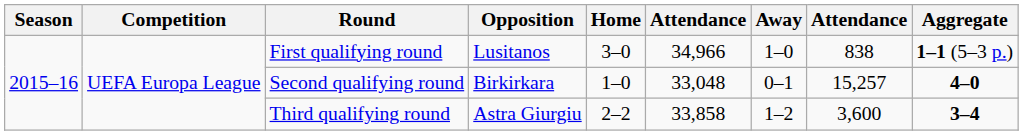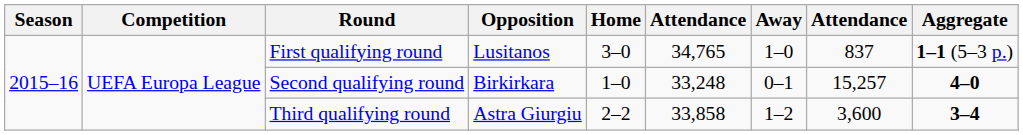(698, 51) 34,966 -> (698, 51) 34,765
(859, 51) 838 -> (859, 51) 837
(698, 82) 33,048 -> (698, 82) 33,248
